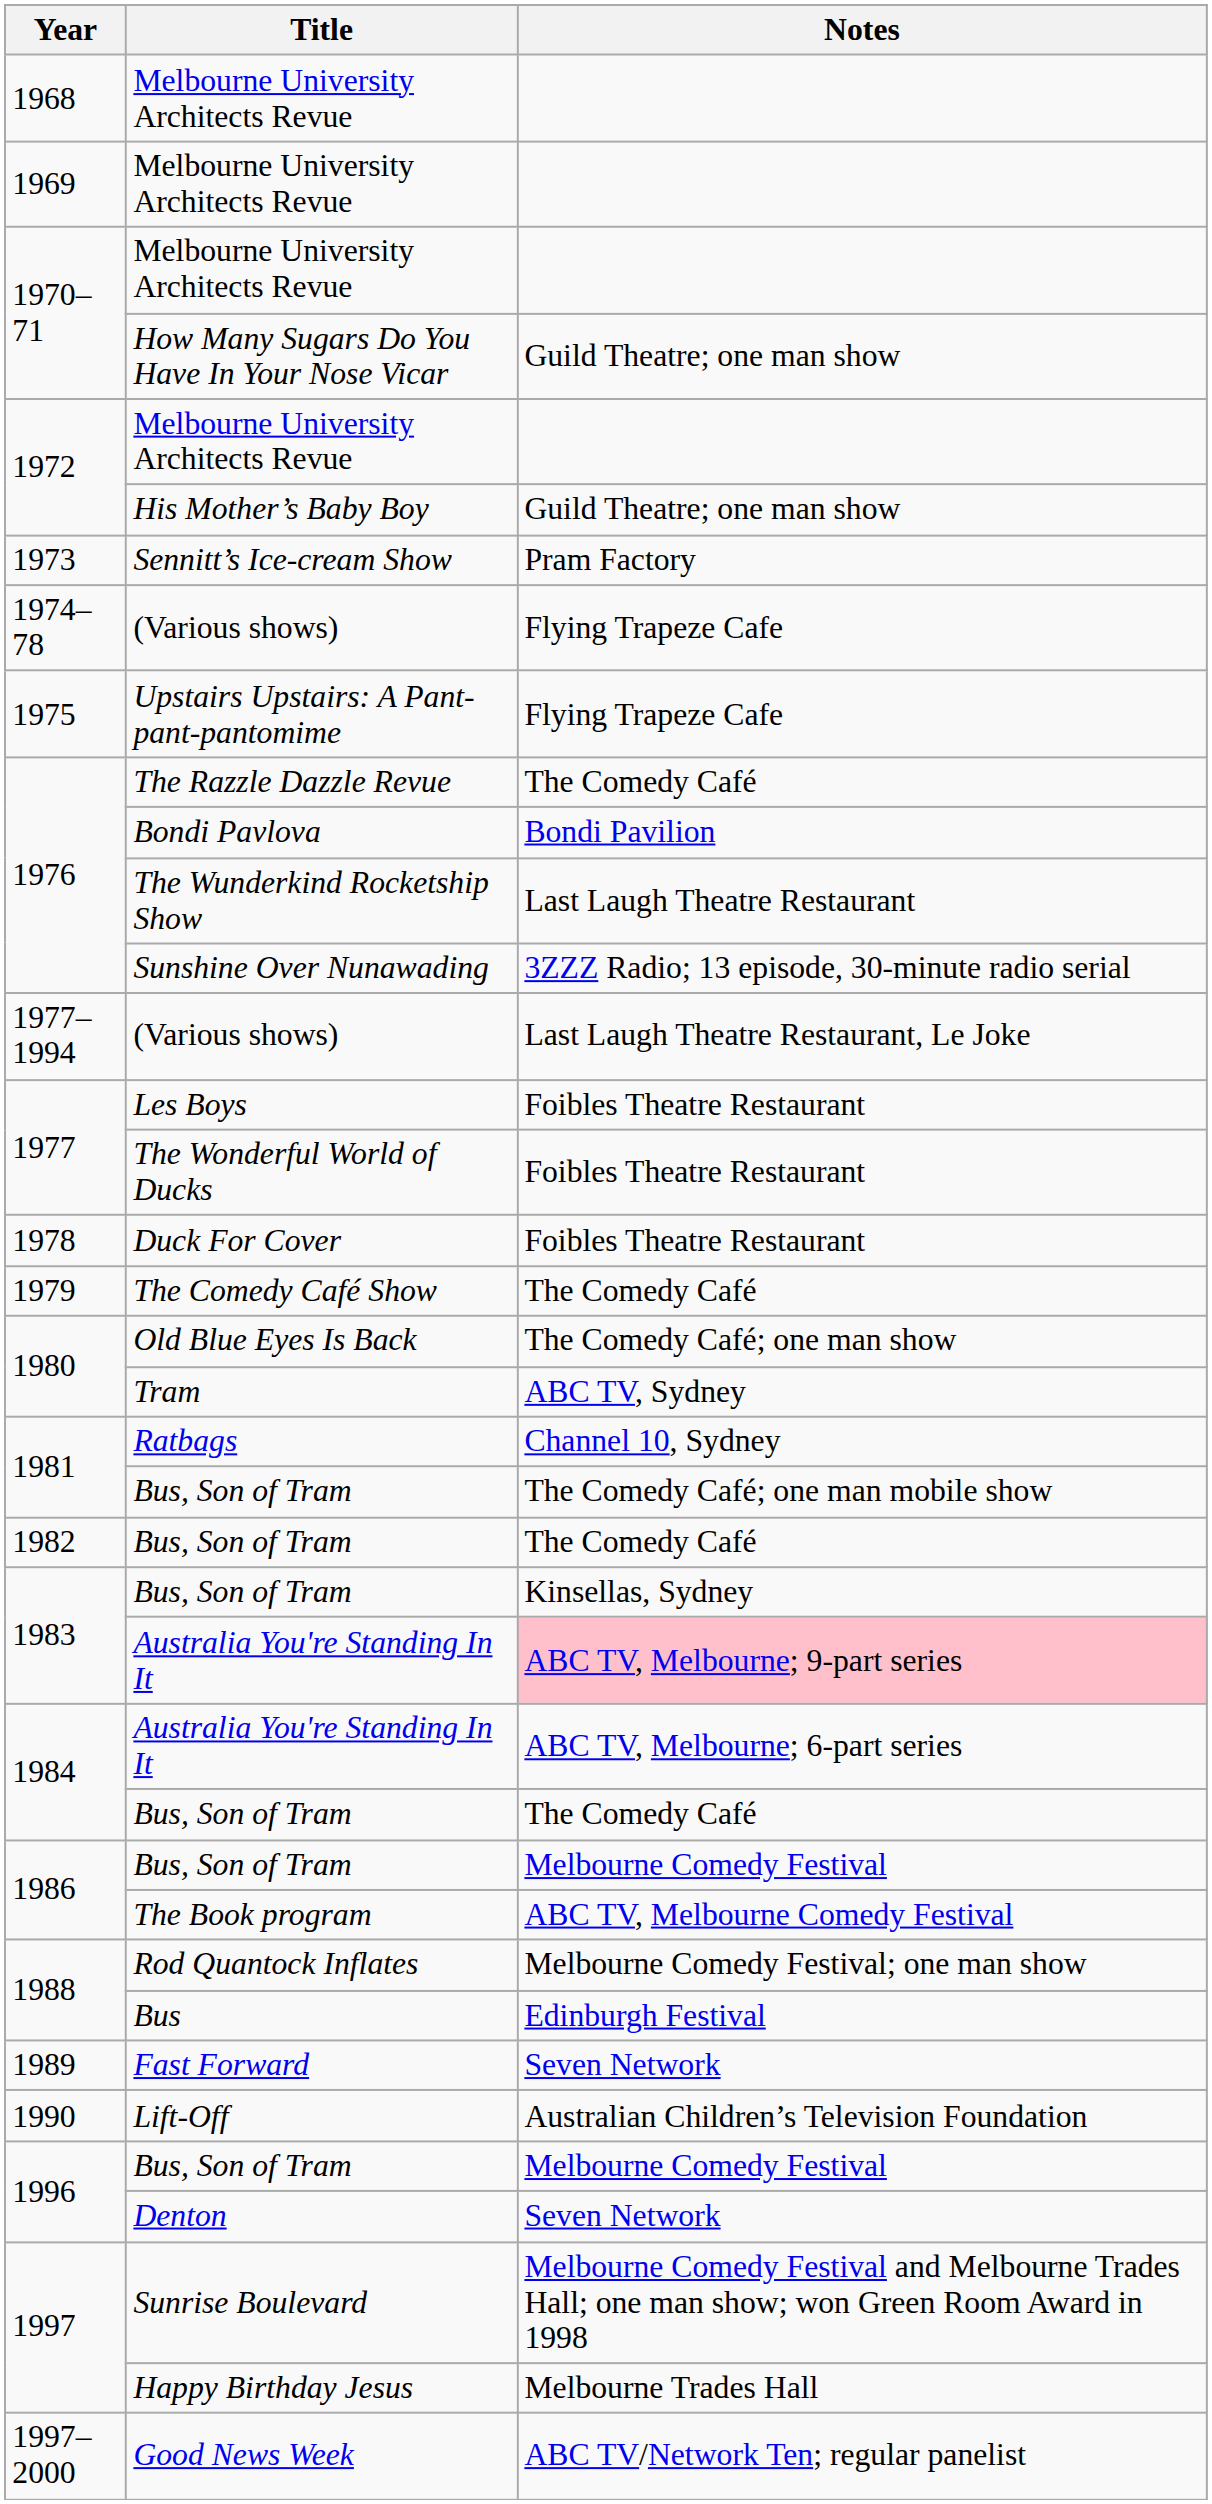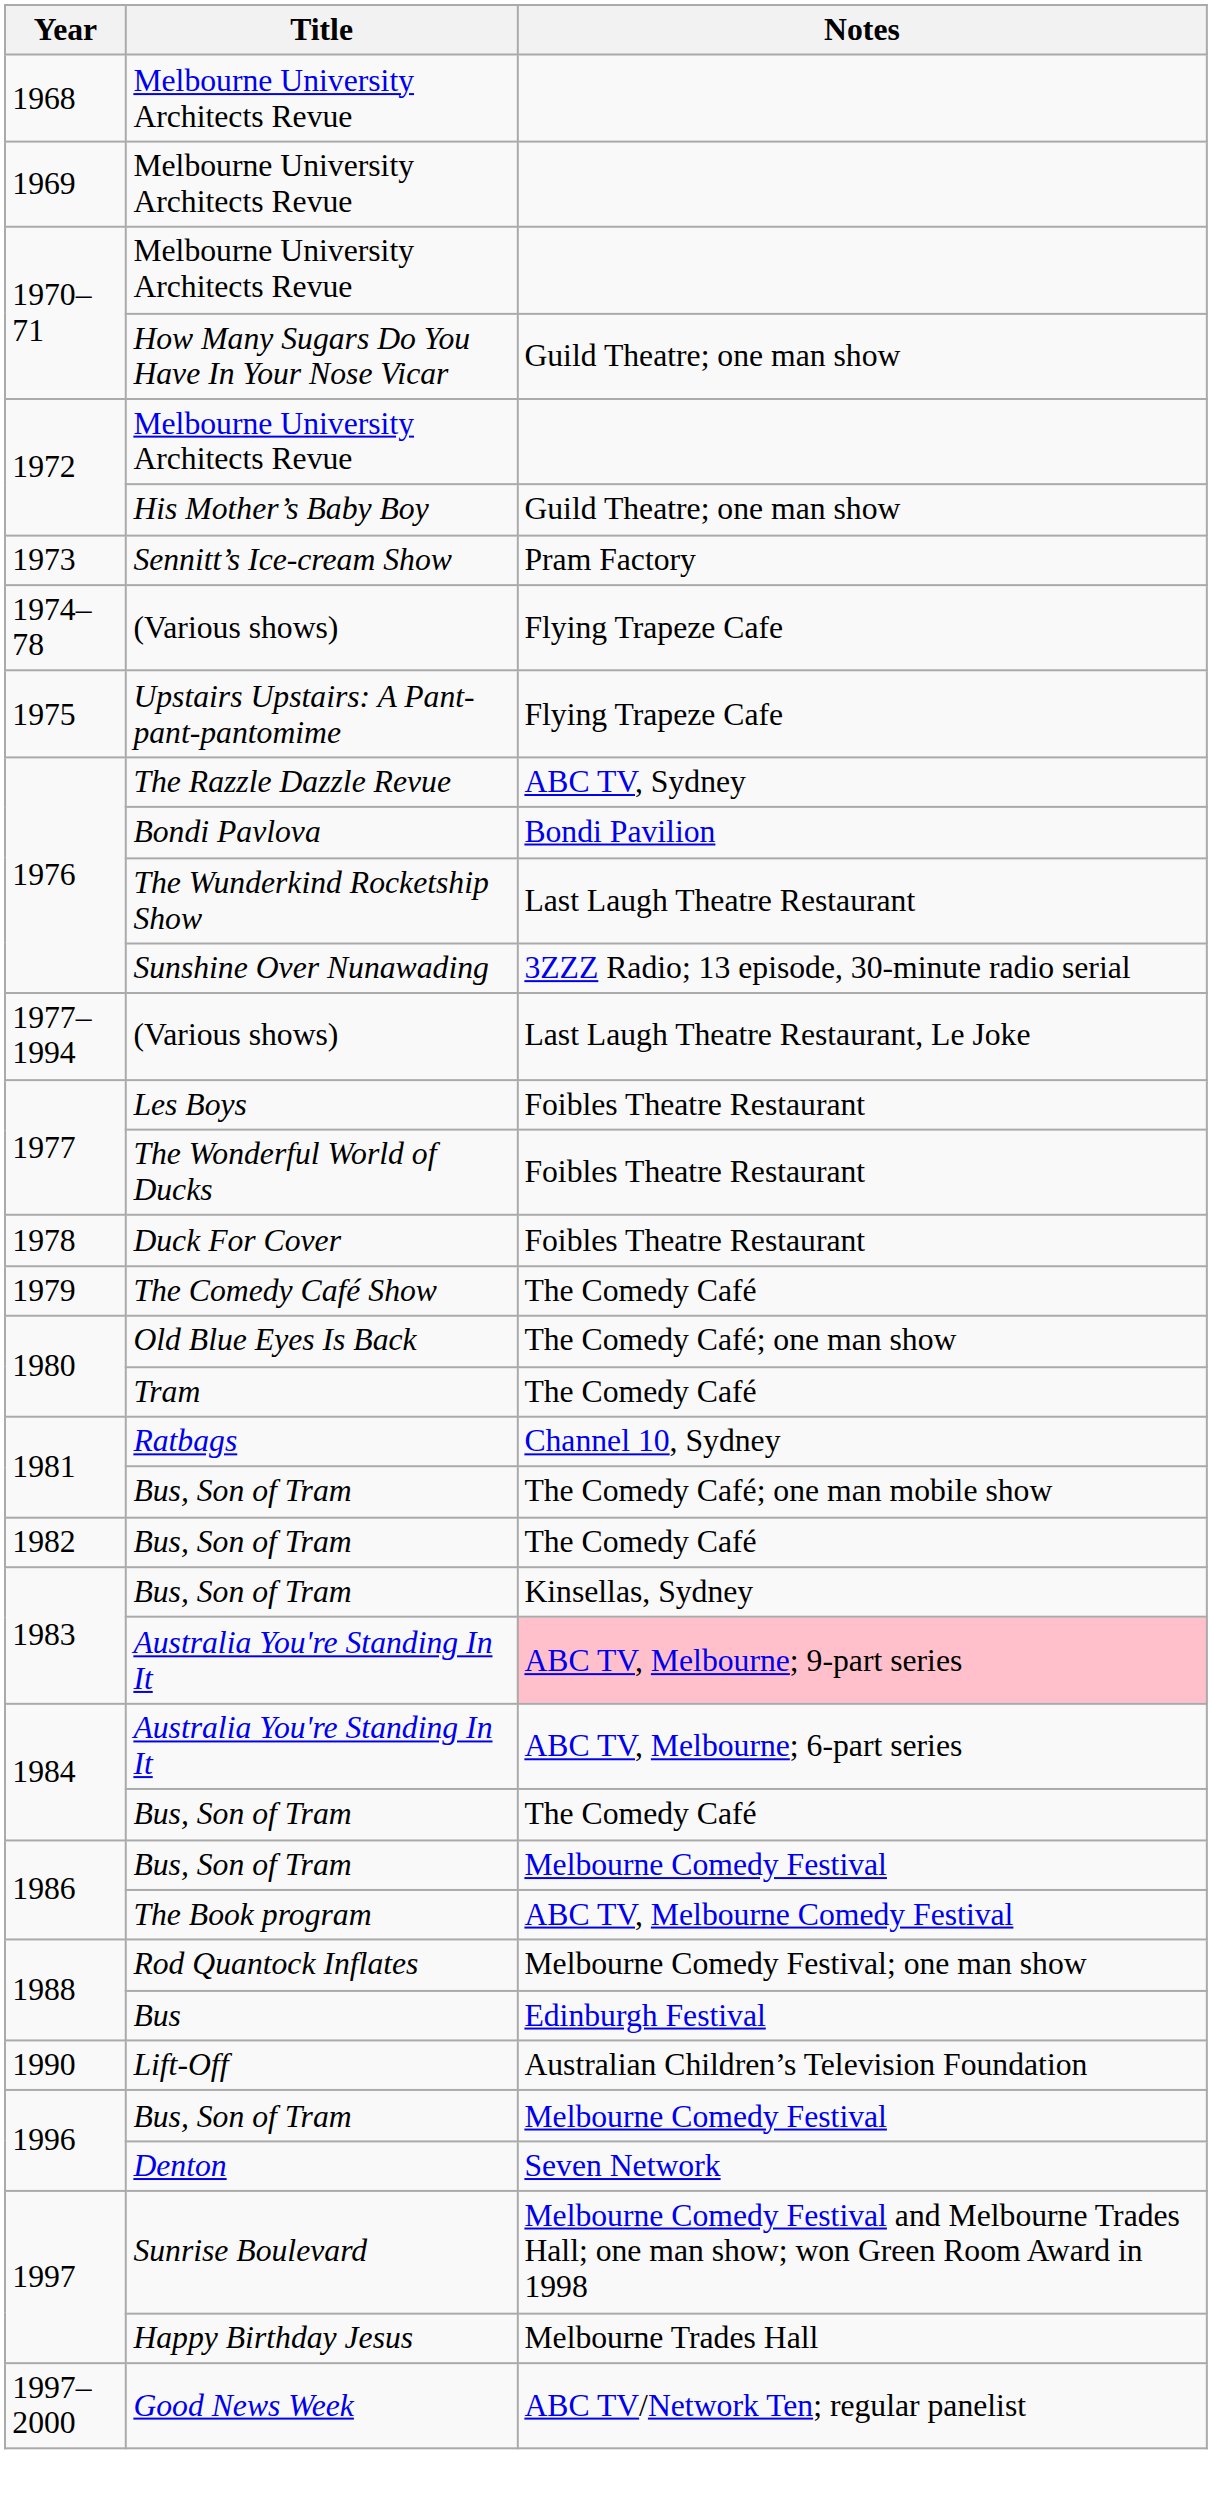(641, 781) The Comedy Café -> (635, 781) ABC TV, Sydney
(635, 1390) ABC TV, Sydney -> (641, 1390) The Comedy Café
- row: (44, 2065)
